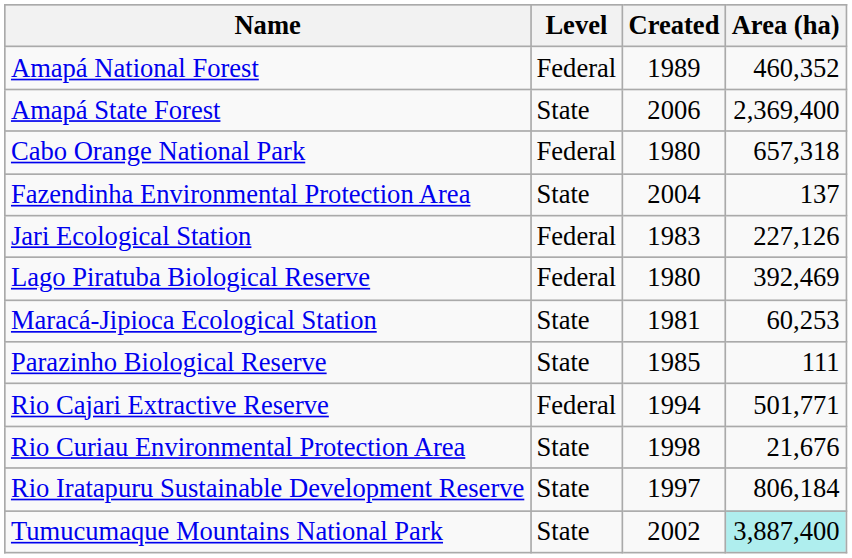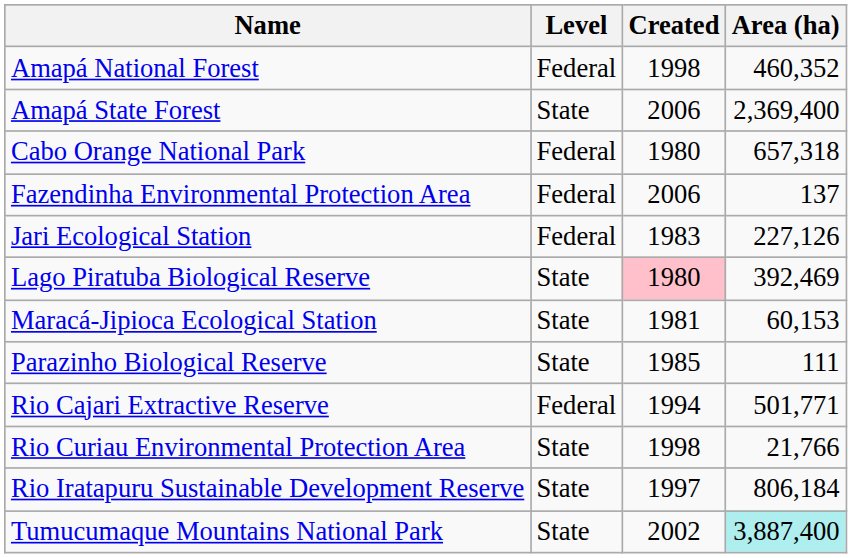(674, 67) 1989 -> (674, 67) 1998
(563, 194) State -> (576, 194) Federal
(674, 194) 2004 -> (674, 194) 2006
(576, 278) Federal -> (563, 278) State
(674, 278) no background -> (674, 278) pink background
(803, 320) 60,253 -> (803, 320) 60,153
(803, 446) 21,676 -> (803, 446) 21,766
